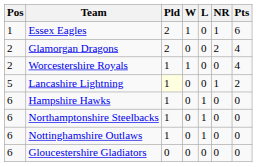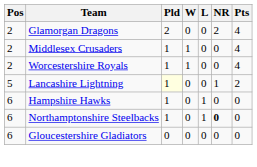- row: (58, 30)
+ row: (75, 48)
(216, 118) normal -> (216, 118) bold
- row: (85, 135)
